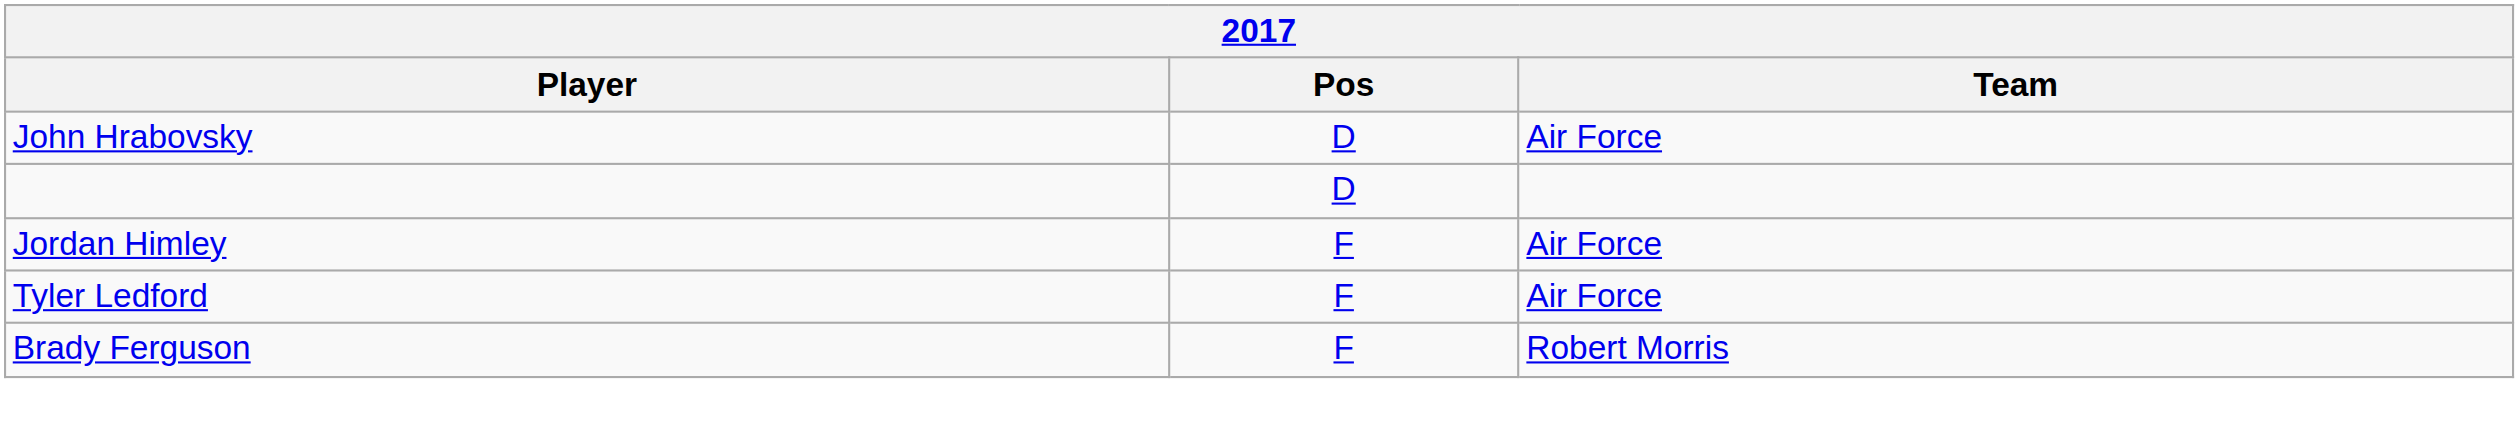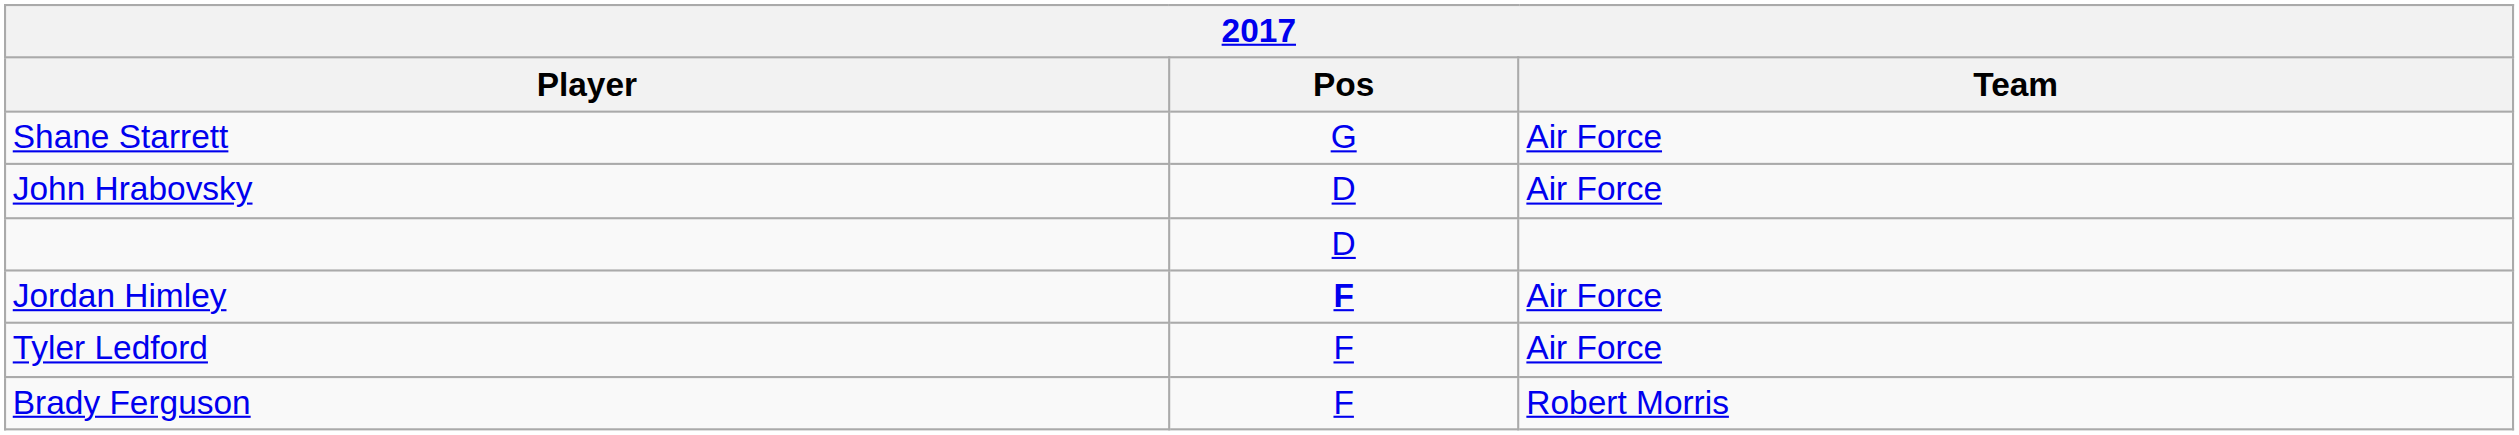+ row: (121, 137)
(1344, 243) normal -> (1344, 296) bold
